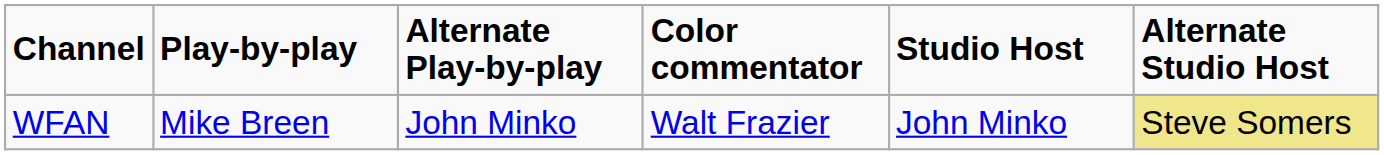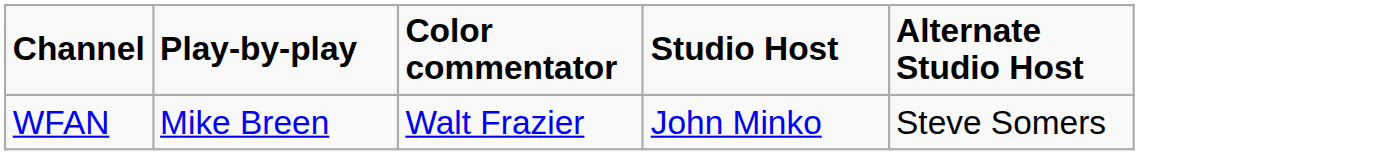- column: (504, 49)
(1246, 121) khaki background -> (1001, 121) no background
